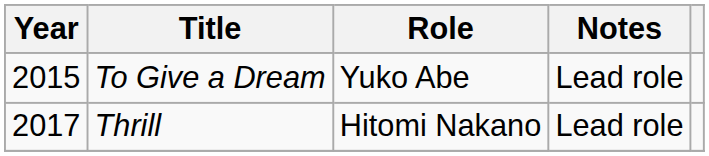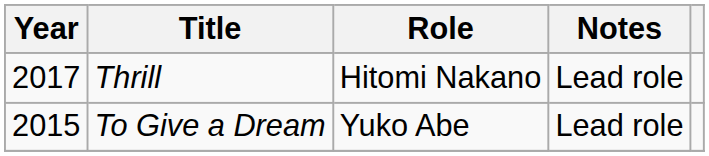rows swapped: (210, 77) <-> (128, 126)
